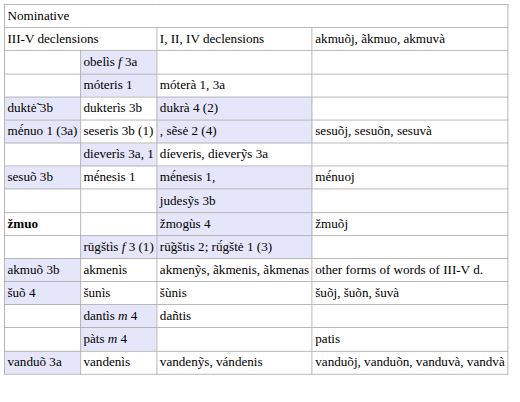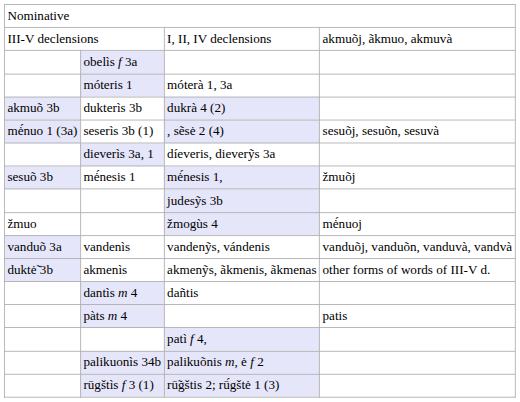(30, 108) duktė̃ 3b -> (33, 108) akmuõ 3b
(335, 177) mė́nuoj -> (339, 177) žmuõj
(23, 223) bold -> (22, 223) normal
(332, 223) žmuõj -> (342, 223) mė́nuoj
rows swapped: (107, 362) <-> (119, 246)
(33, 269) akmuõ 3b -> (30, 269) duktė̃ 3b
- row: (97, 292)
+ row: (122, 339)
+ row: (122, 362)
